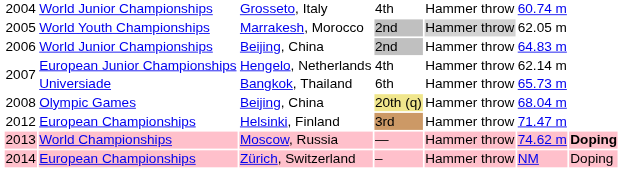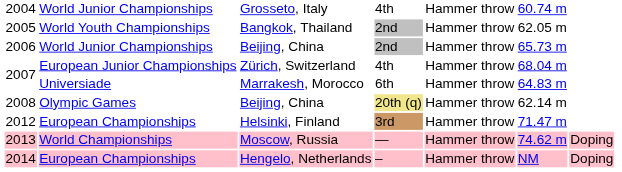(302, 27) Marrakesh, Morocco -> (296, 27) Bangkok, Thailand
(470, 27) lightgrey background -> (470, 27) no background
(542, 46) 64.83 m -> (542, 46) 65.73 m
(306, 65) Hengelo, Netherlands -> (298, 65) Zürich, Switzerland
(542, 65) 62.14 m -> (542, 65) 68.04 m
(296, 84) Bangkok, Thailand -> (302, 84) Marrakesh, Morocco
(542, 84) 65.73 m -> (542, 84) 64.83 m
(542, 102) 68.04 m -> (542, 102) 62.14 m
(594, 140) bold -> (592, 140) normal
(298, 158) Zürich, Switzerland -> (306, 158) Hengelo, Netherlands
